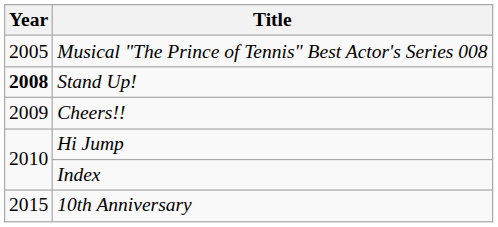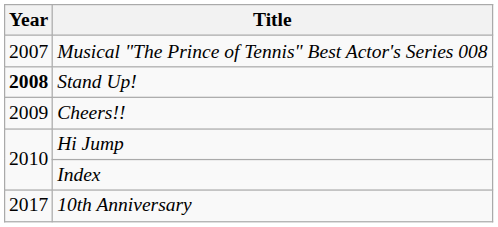(29, 50) 2005 -> (29, 50) 2007
(29, 205) 2015 -> (29, 205) 2017
